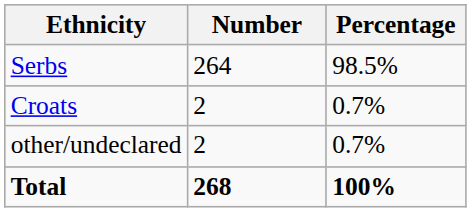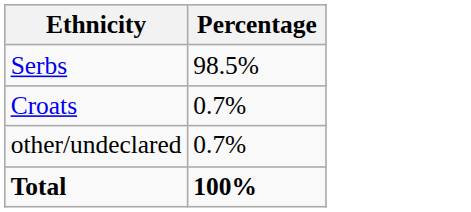- column: (257, 24)
